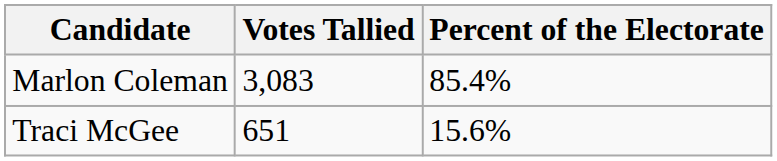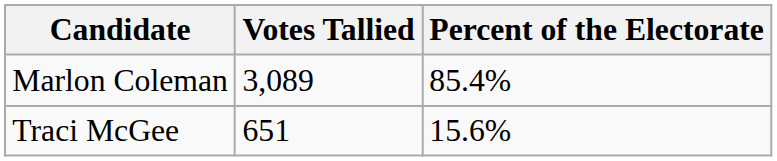(278, 79) 3,083 -> (278, 79) 3,089
